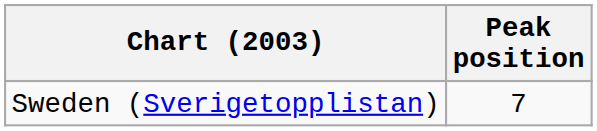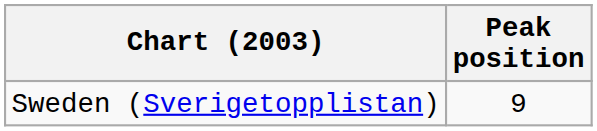(519, 104) 7 -> (519, 104) 9
